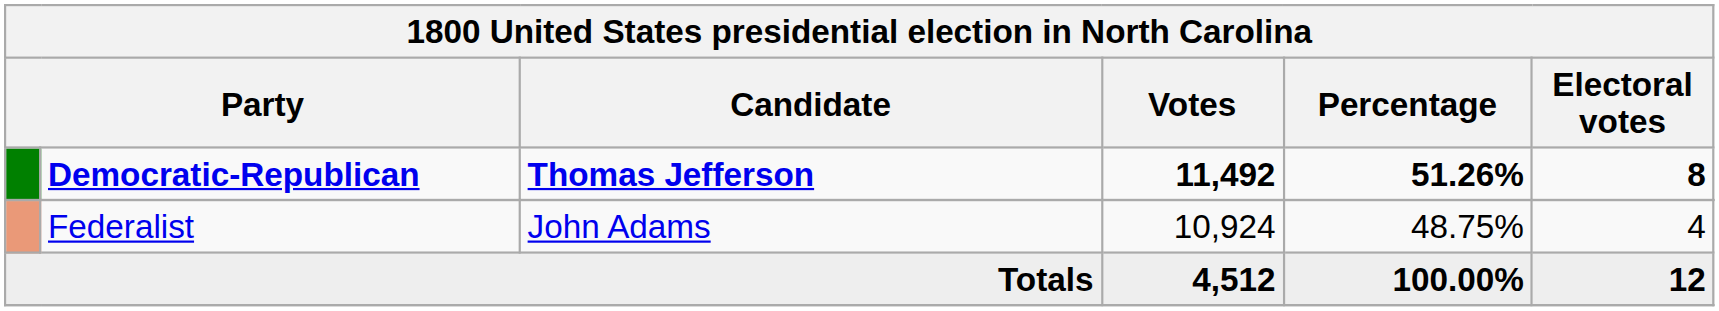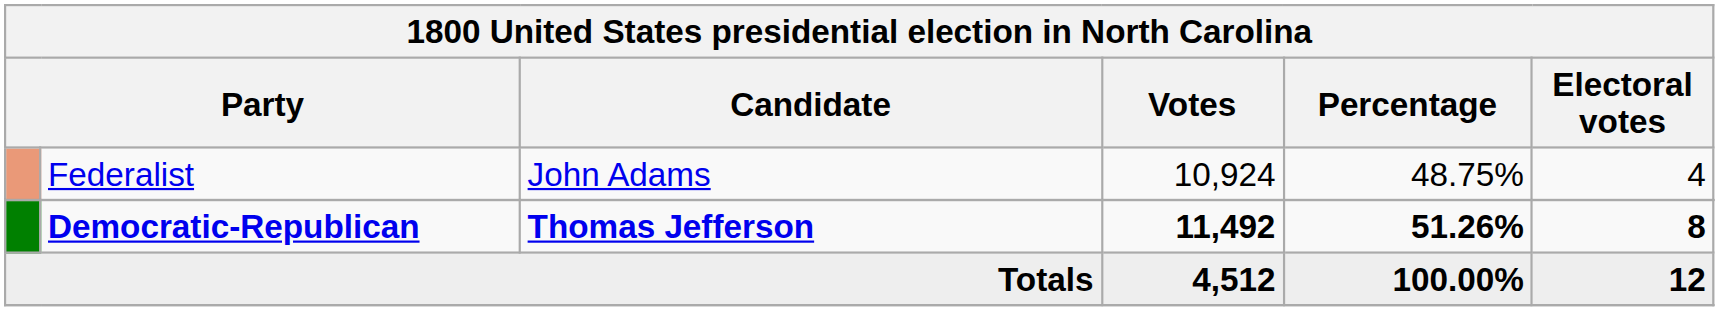rows swapped: (234, 174) <-> (121, 227)
